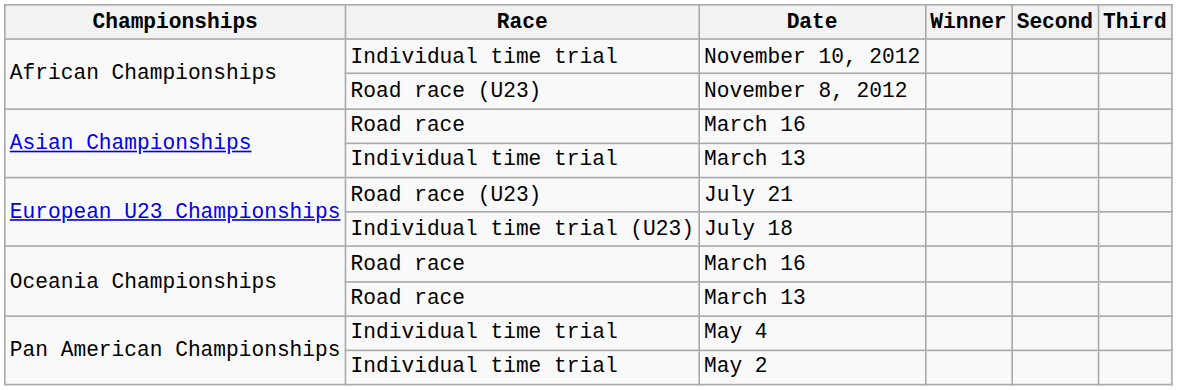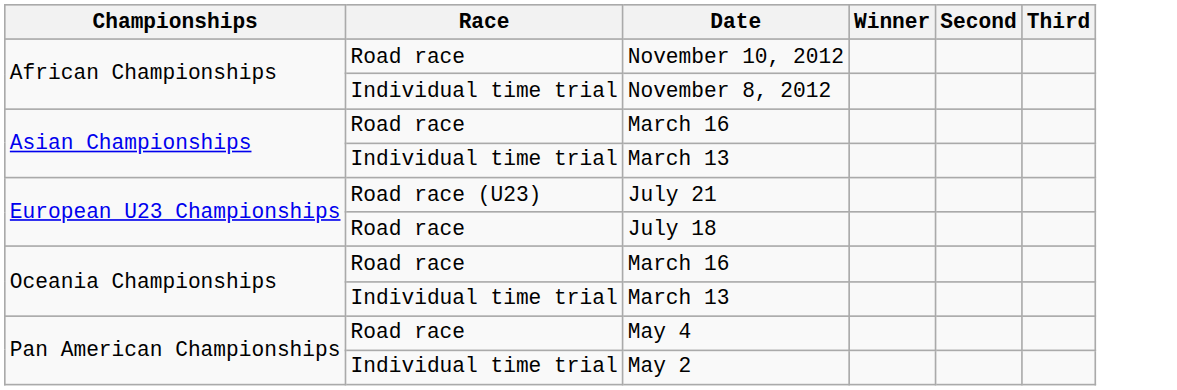(484, 57) Individual time trial -> (408, 57) Road race
(446, 91) Road race (U23) -> (484, 91) Individual time trial
(522, 229) Individual time trial (U23) -> (408, 229) Road race
(408, 298) Road race -> (484, 298) Individual time trial
(484, 333) Individual time trial -> (408, 333) Road race
